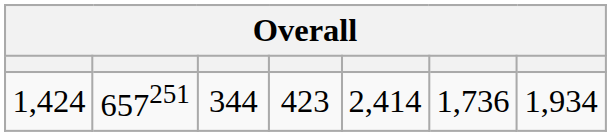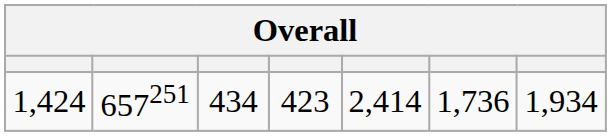(233, 101) 344 -> (233, 101) 434
